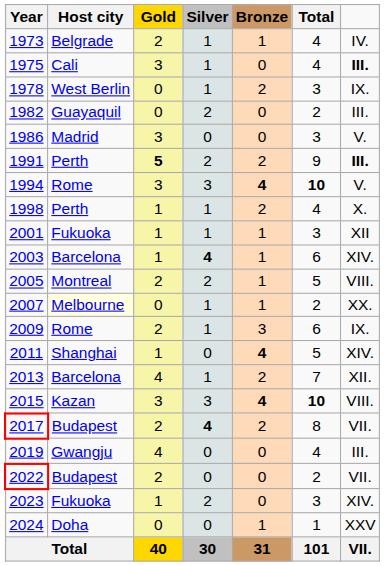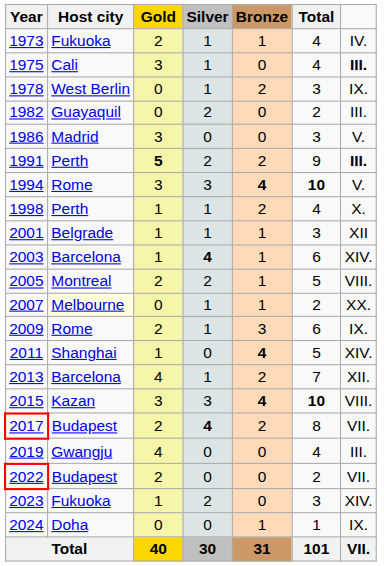(82, 40) Belgrade -> (81, 40) Fukuoka
(81, 232) Fukuoka -> (82, 232) Belgrade
(360, 525) XXV -> (359, 525) IX.
